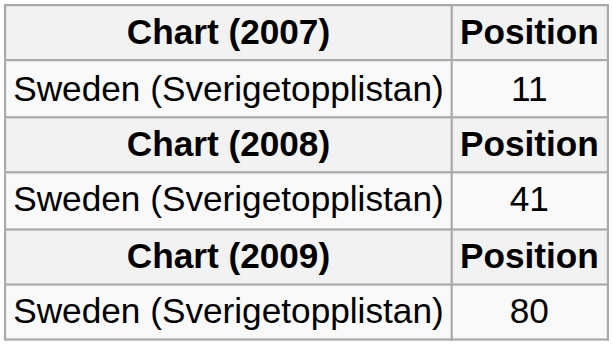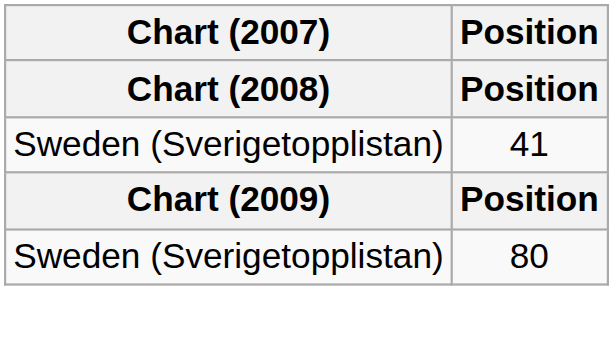- row: (529, 88)
